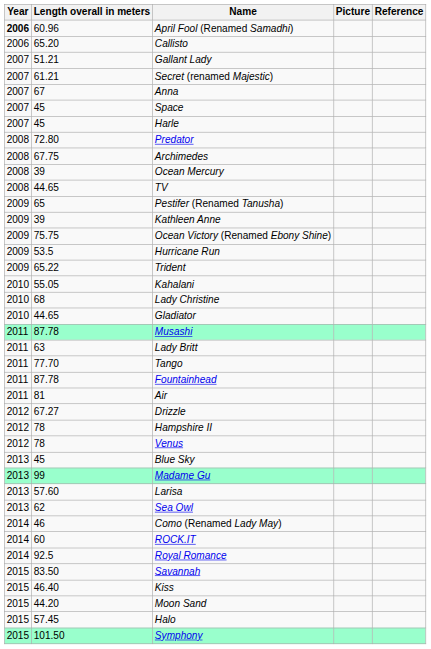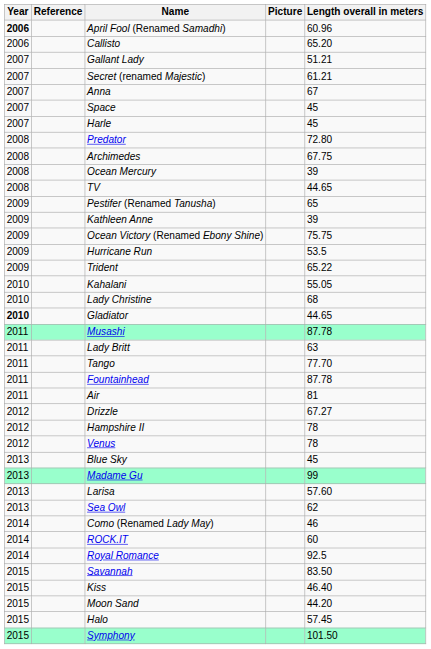columns swapped: (92, 12) <-> (399, 12)
(18, 316) normal -> (18, 316) bold
